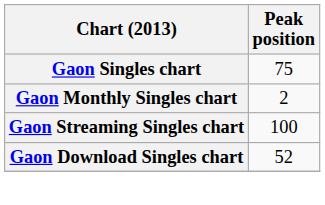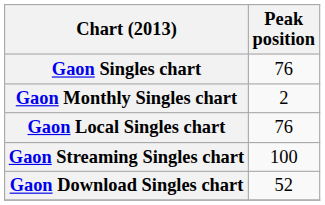(284, 68) 75 -> (284, 68) 76
+ row: (126, 127)
